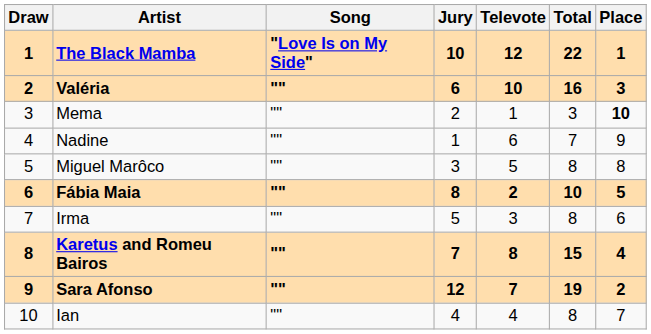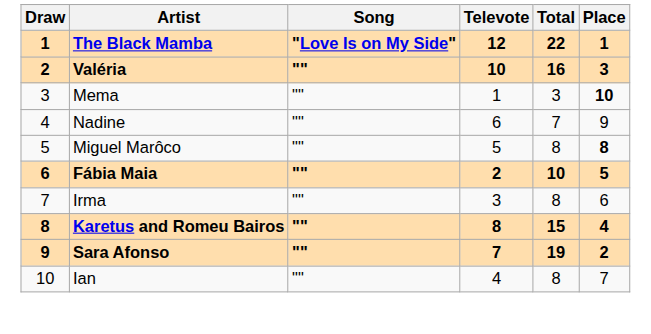- column: (455, 17)
(621, 166) normal -> (604, 148) bold
